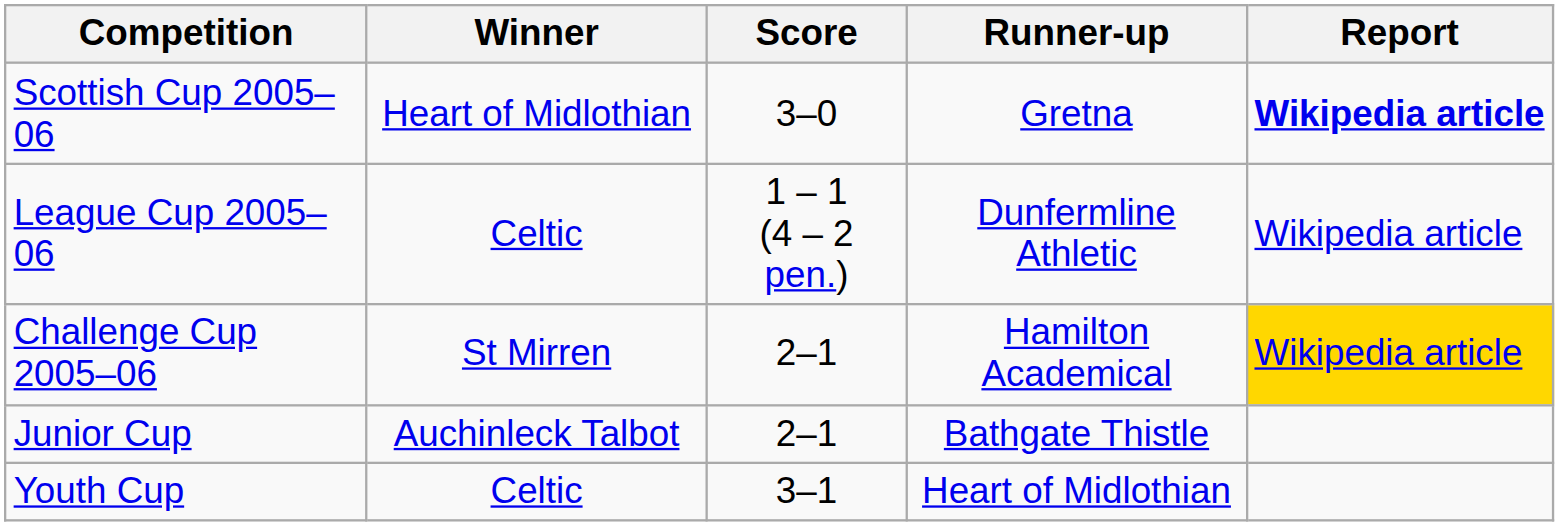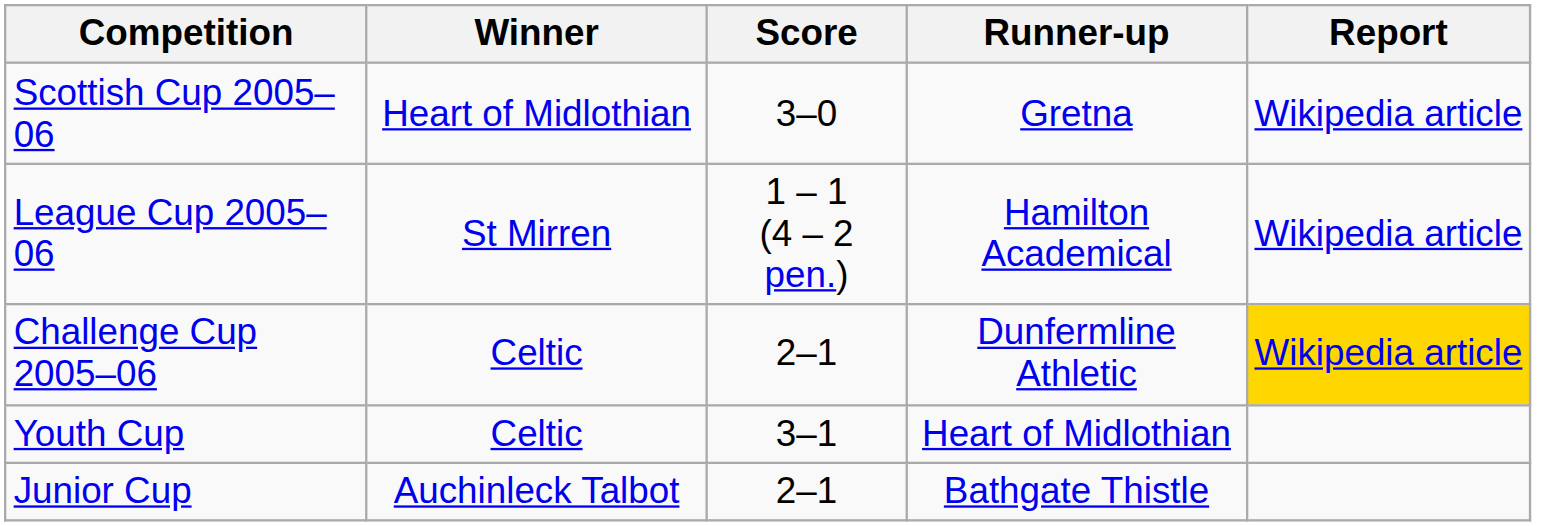(1400, 112) bold -> (1388, 112) normal
(537, 233) Celtic -> (537, 233) St Mirren
(1077, 233) Dunfermline Athletic -> (1077, 233) Hamilton Academical
(537, 353) St Mirren -> (537, 353) Celtic
(1077, 353) Hamilton Academical -> (1077, 353) Dunfermline Athletic
rows swapped: (99, 491) <-> (103, 432)
